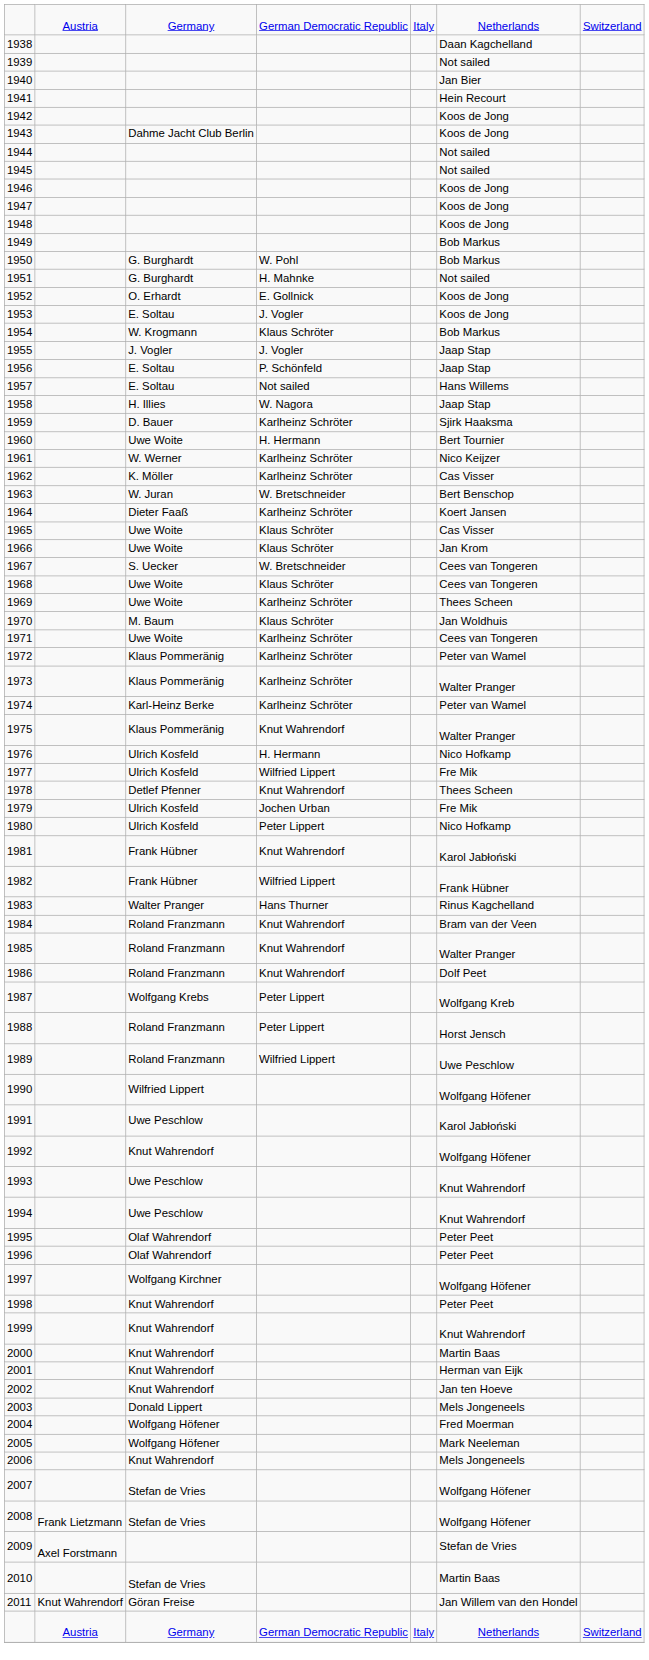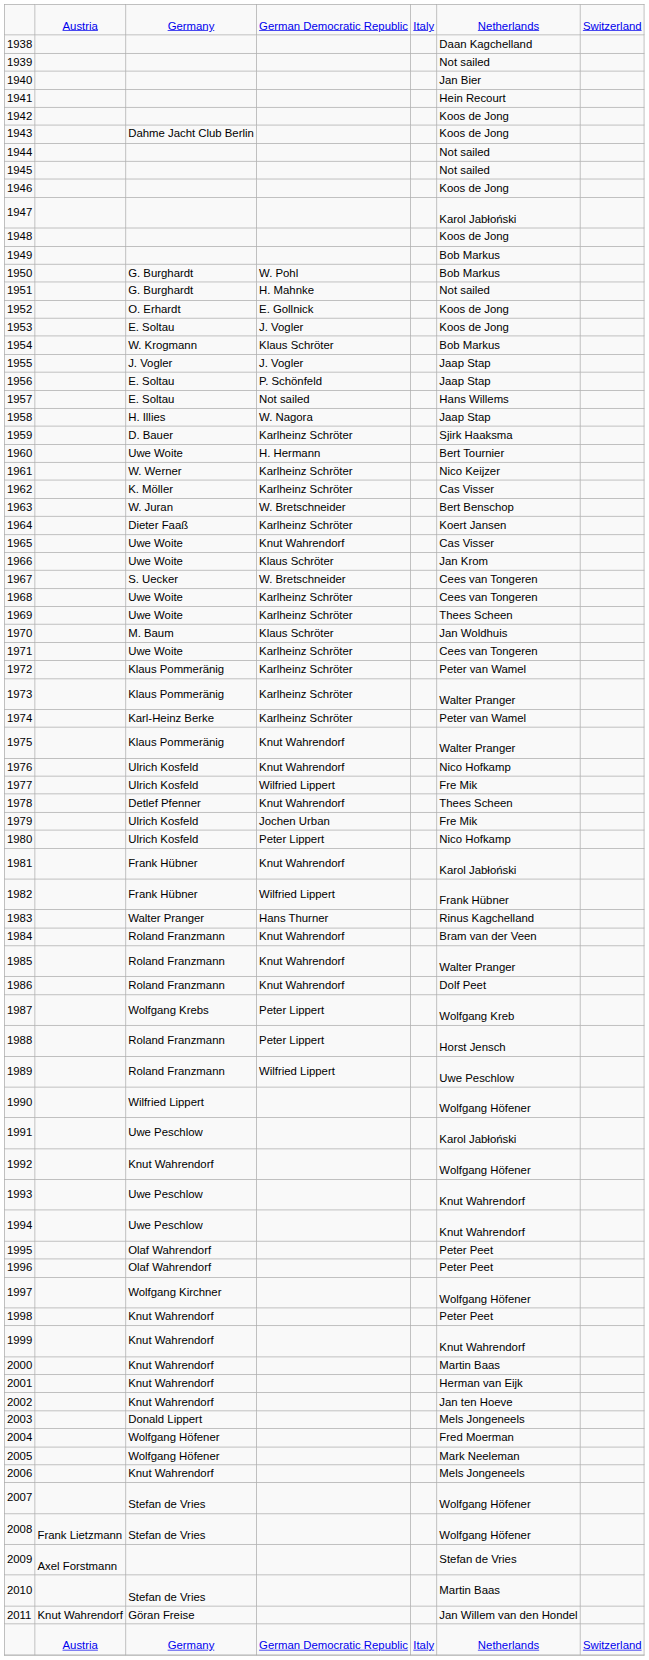(474, 206) Koos de Jong -> (478, 219) Karol Jabłoński
(296, 530) Klaus Schröter -> (302, 543) Knut Wahrendorf
(296, 584) Klaus Schröter -> (306, 597) Karlheinz Schröter
(290, 754) H. Hermann -> (302, 767) Knut Wahrendorf
